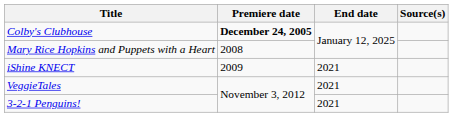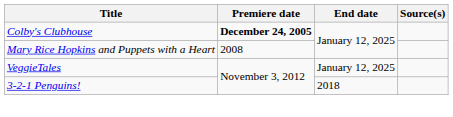- row: (41, 67)
(328, 85) 2021 -> (356, 67) January 12, 2025
(328, 103) 2021 -> (328, 85) 2018
